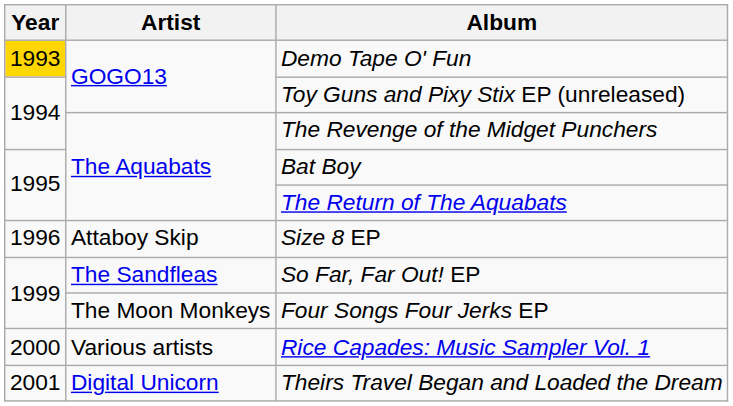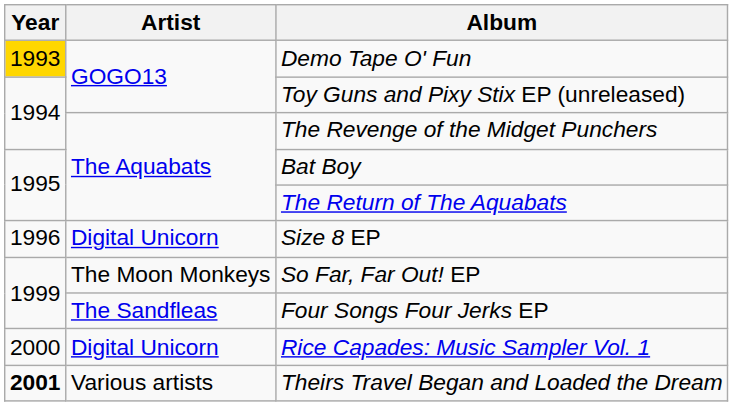(135, 238) Attaboy Skip -> (145, 238) Digital Unicorn
(144, 274) The Sandfleas -> (171, 274) The Moon Monkeys
(171, 310) The Moon Monkeys -> (144, 310) The Sandfleas
(142, 346) Various artists -> (145, 346) Digital Unicorn
(35, 382) normal -> (35, 382) bold
(145, 382) Digital Unicorn -> (142, 382) Various artists
